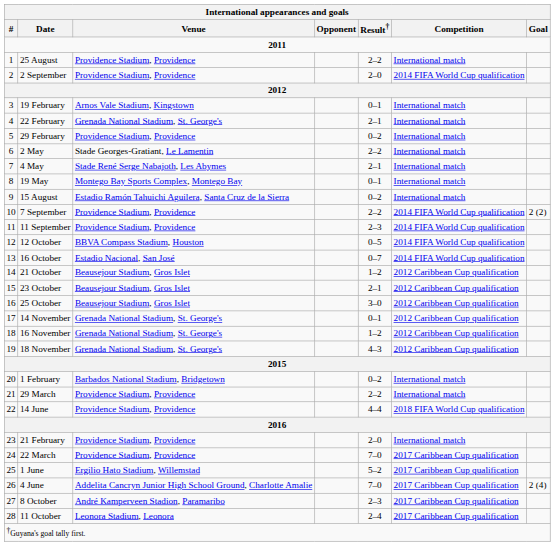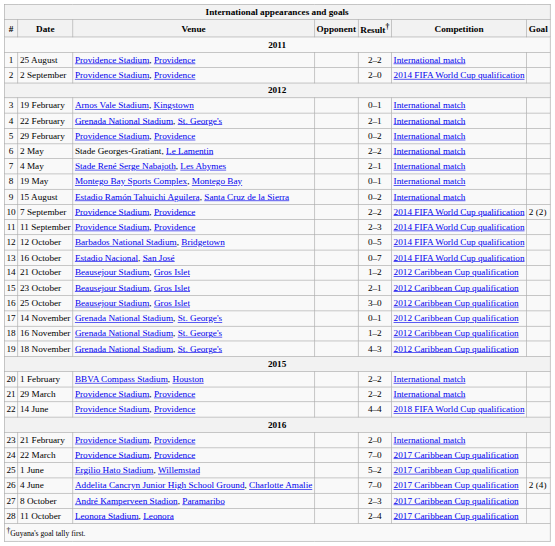(139, 242) BBVA Compass Stadium, Houston -> (150, 242) Barbados National Stadium, Bridgetown
(150, 379) Barbados National Stadium, Bridgetown -> (139, 379) BBVA Compass Stadium, Houston
(375, 379) 0–2 -> (375, 379) 2–2
